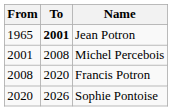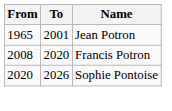(56, 34) bold -> (56, 34) normal
- row: (120, 55)
